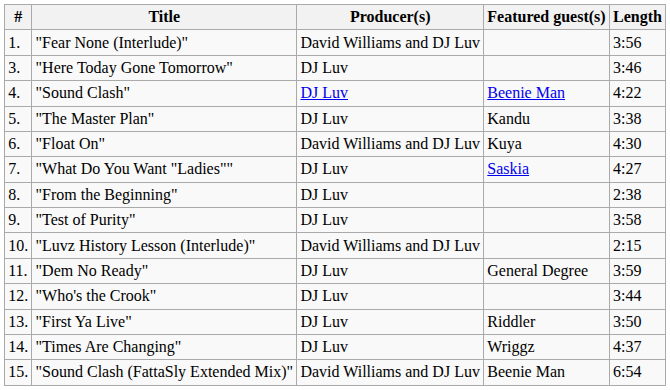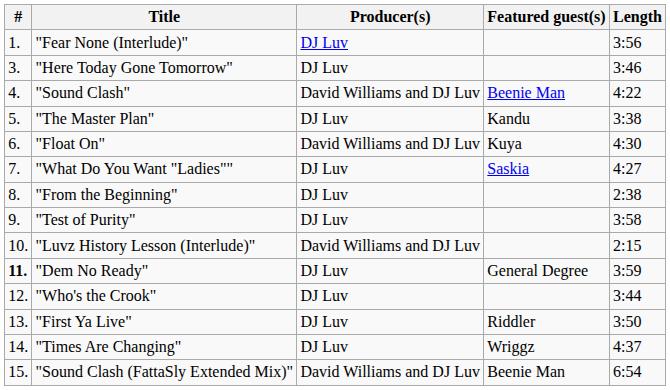(390, 42) David Williams and DJ Luv -> (324, 42) DJ Luv
(324, 93) DJ Luv -> (390, 93) David Williams and DJ Luv
(18, 270) normal -> (18, 270) bold
